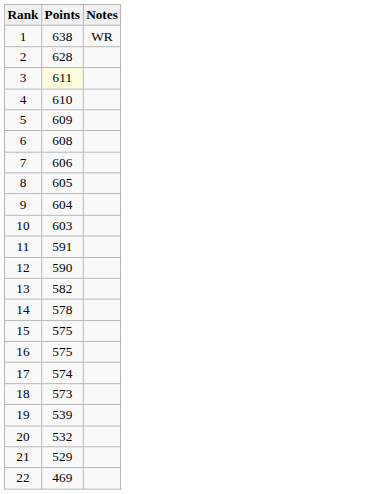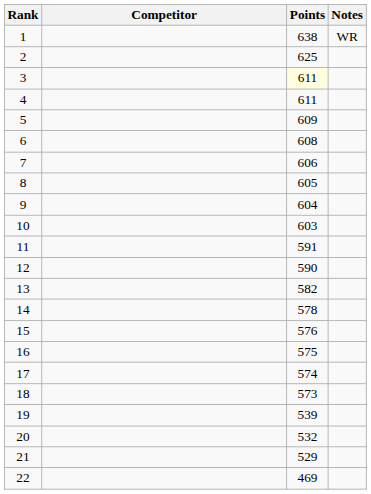+ column: (164, 15)
(62, 57) 628 -> (307, 57) 625
(62, 99) 610 -> (307, 99) 611
(62, 330) 575 -> (307, 330) 576
